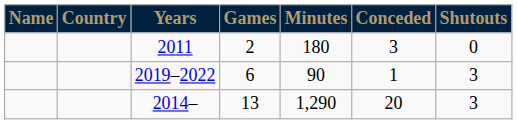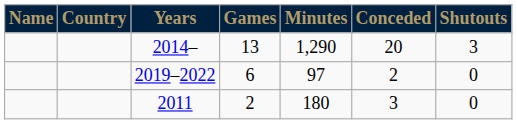rows swapped: (175, 103) <-> (175, 47)
(316, 75) 90 -> (316, 75) 97
(393, 75) 1 -> (393, 75) 2
(473, 75) 3 -> (473, 75) 0
